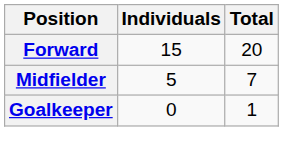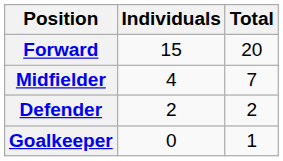(171, 79) 5 -> (171, 79) 4
+ row: (61, 110)
